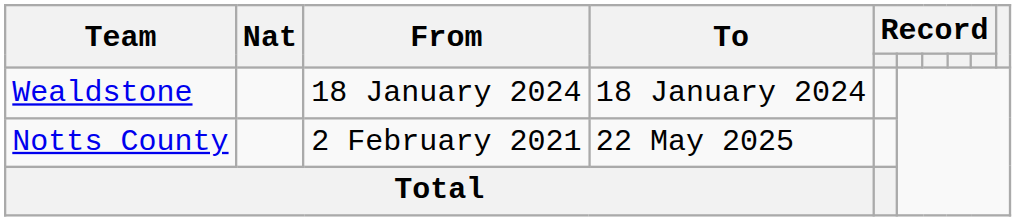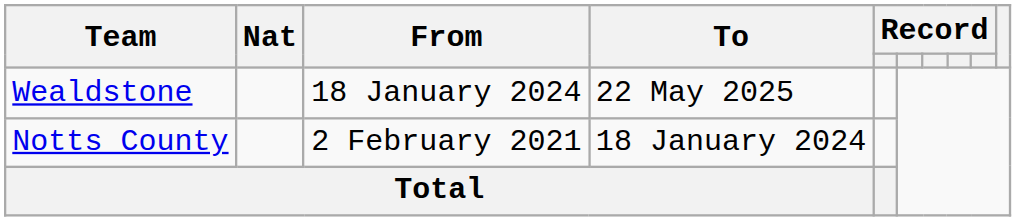(731, 93) 18 January 2024 -> (695, 93) 22 May 2025
(695, 142) 22 May 2025 -> (731, 142) 18 January 2024
